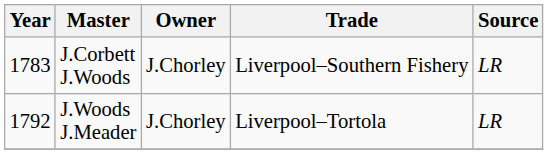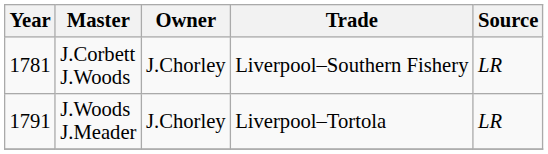(30, 65) 1783 -> (30, 65) 1781
(30, 121) 1792 -> (30, 121) 1791
